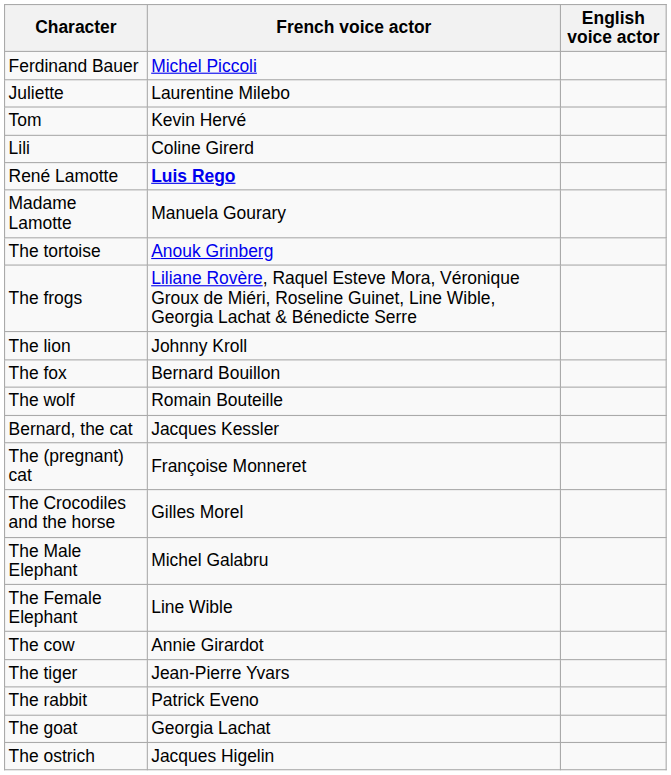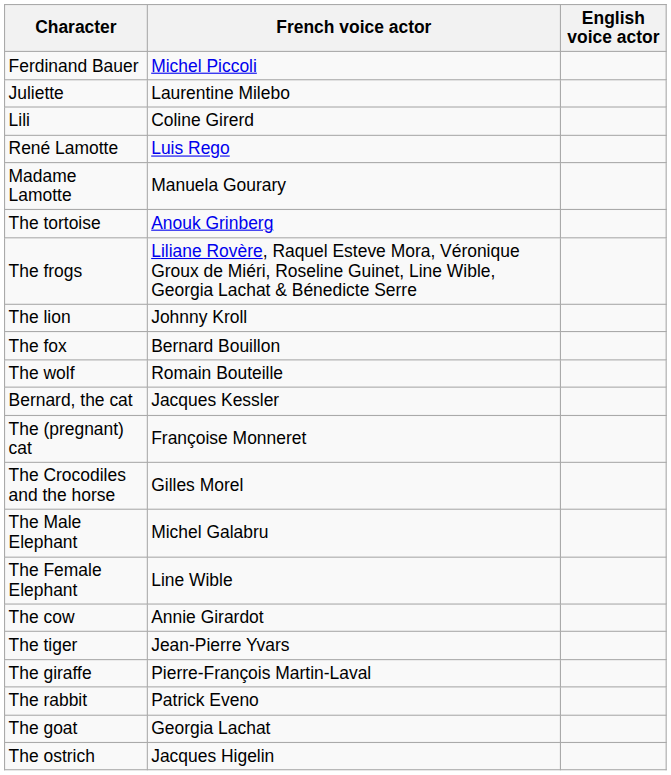- row: (25, 120)
(193, 176) bold -> (190, 148) normal
+ row: (50, 673)
